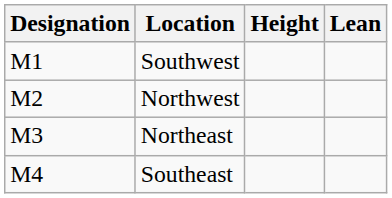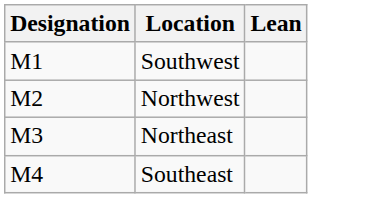- column: (285, 23)
